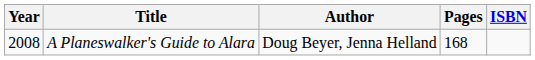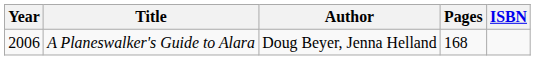(24, 42) 2008 -> (24, 42) 2006
